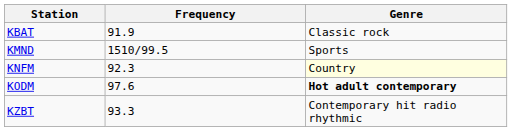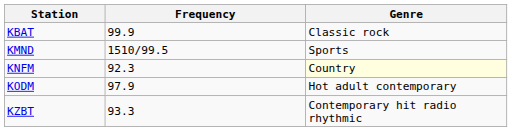(121, 32) 91.9 -> (121, 32) 99.9
(121, 86) 97.6 -> (121, 86) 97.9
(382, 86) bold -> (382, 86) normal
